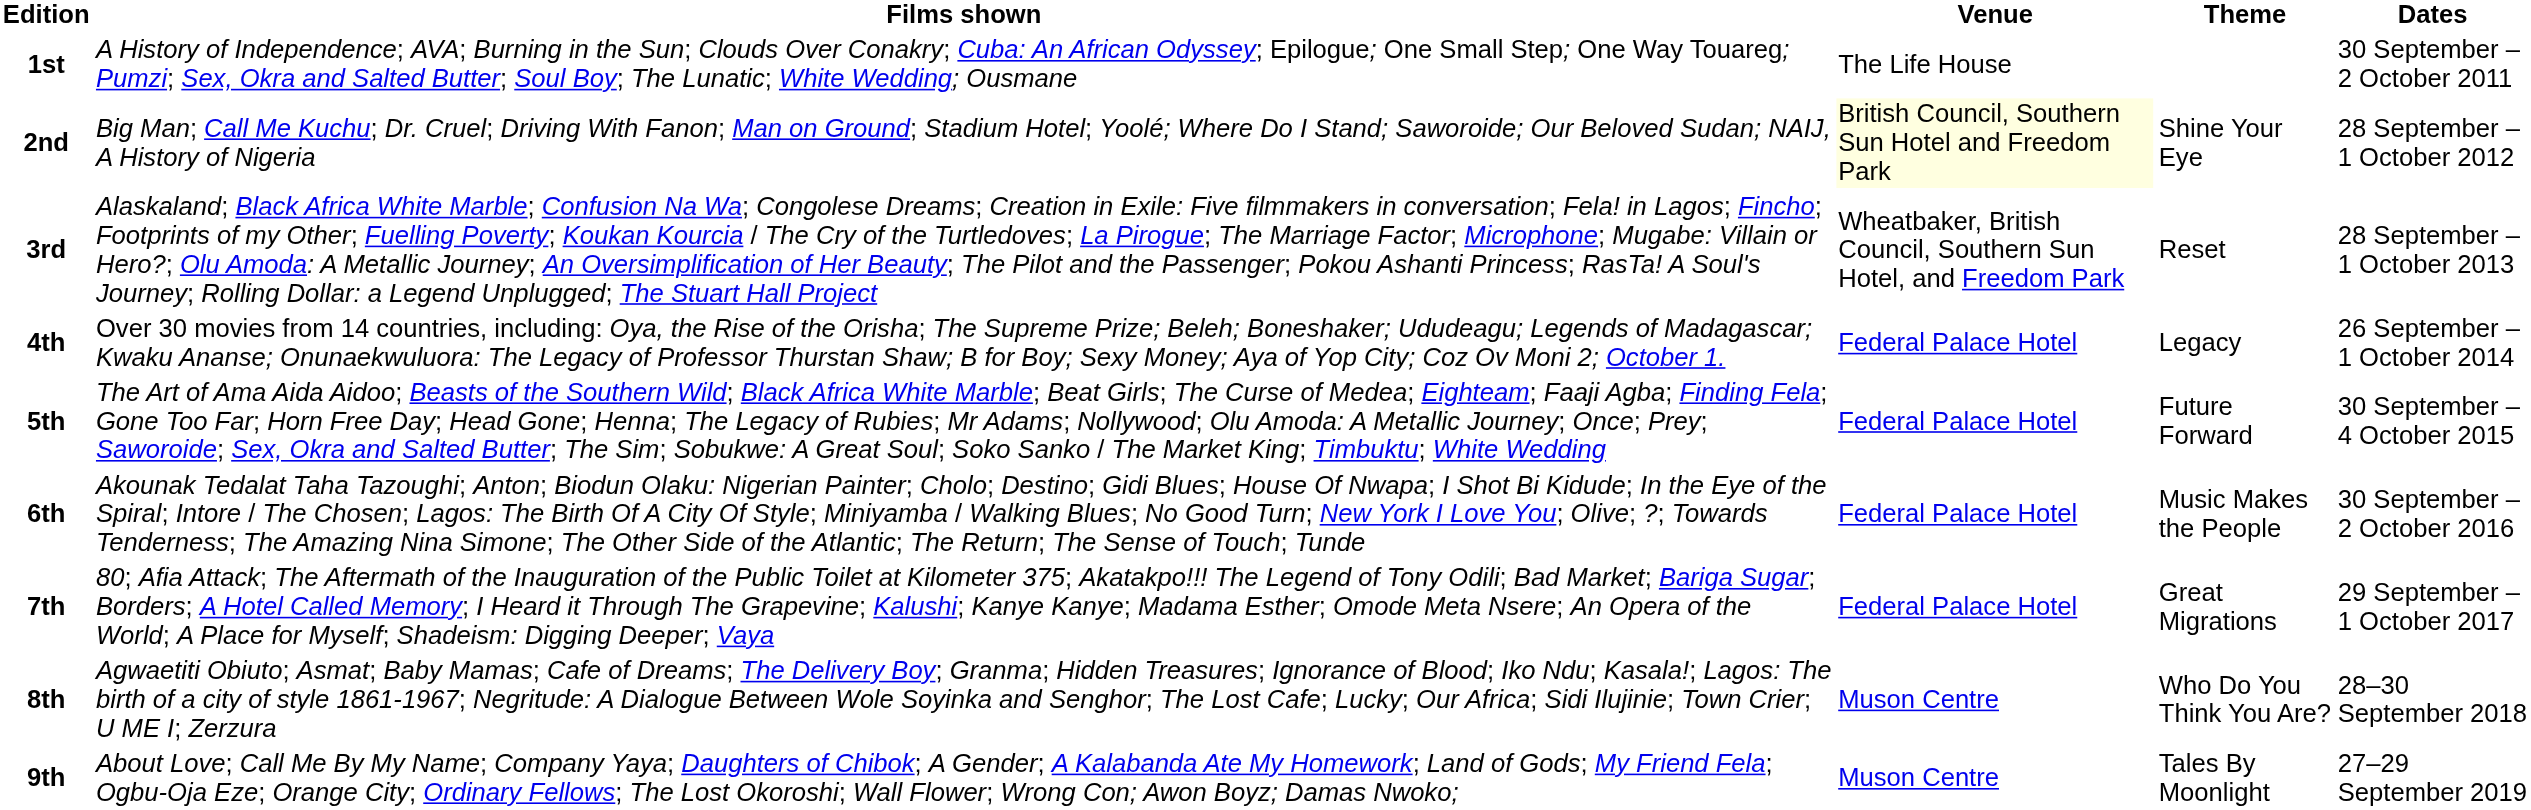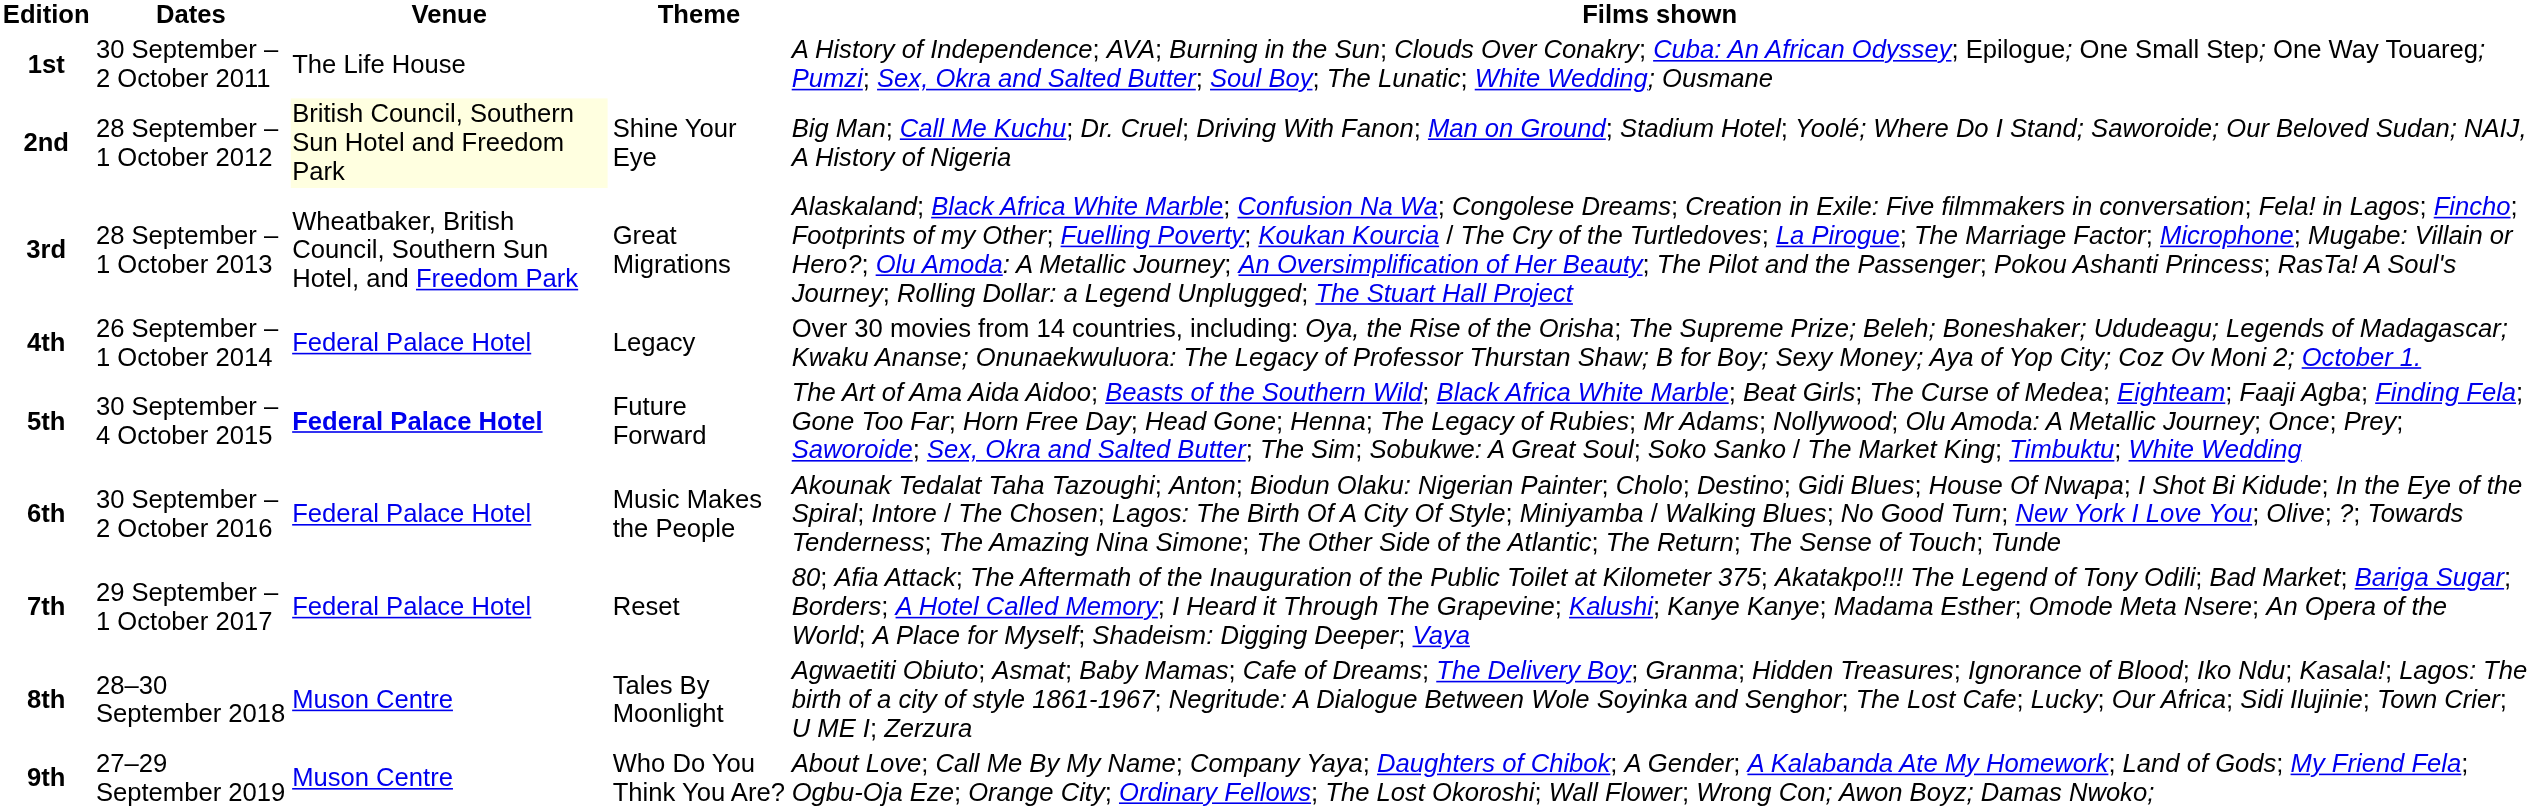columns swapped: (2433, 14) <-> (964, 14)
(2192, 250) Reset -> (672, 250) Great Migrations
(1958, 421) normal -> (417, 421) bold
(2218, 606) Great Migrations -> (646, 606) Reset
(2245, 699) Who Do You Think You Are? -> (668, 699) Tales By Moonlight
(2214, 778) Tales By Moonlight -> (699, 778) Who Do You Think You Are?
